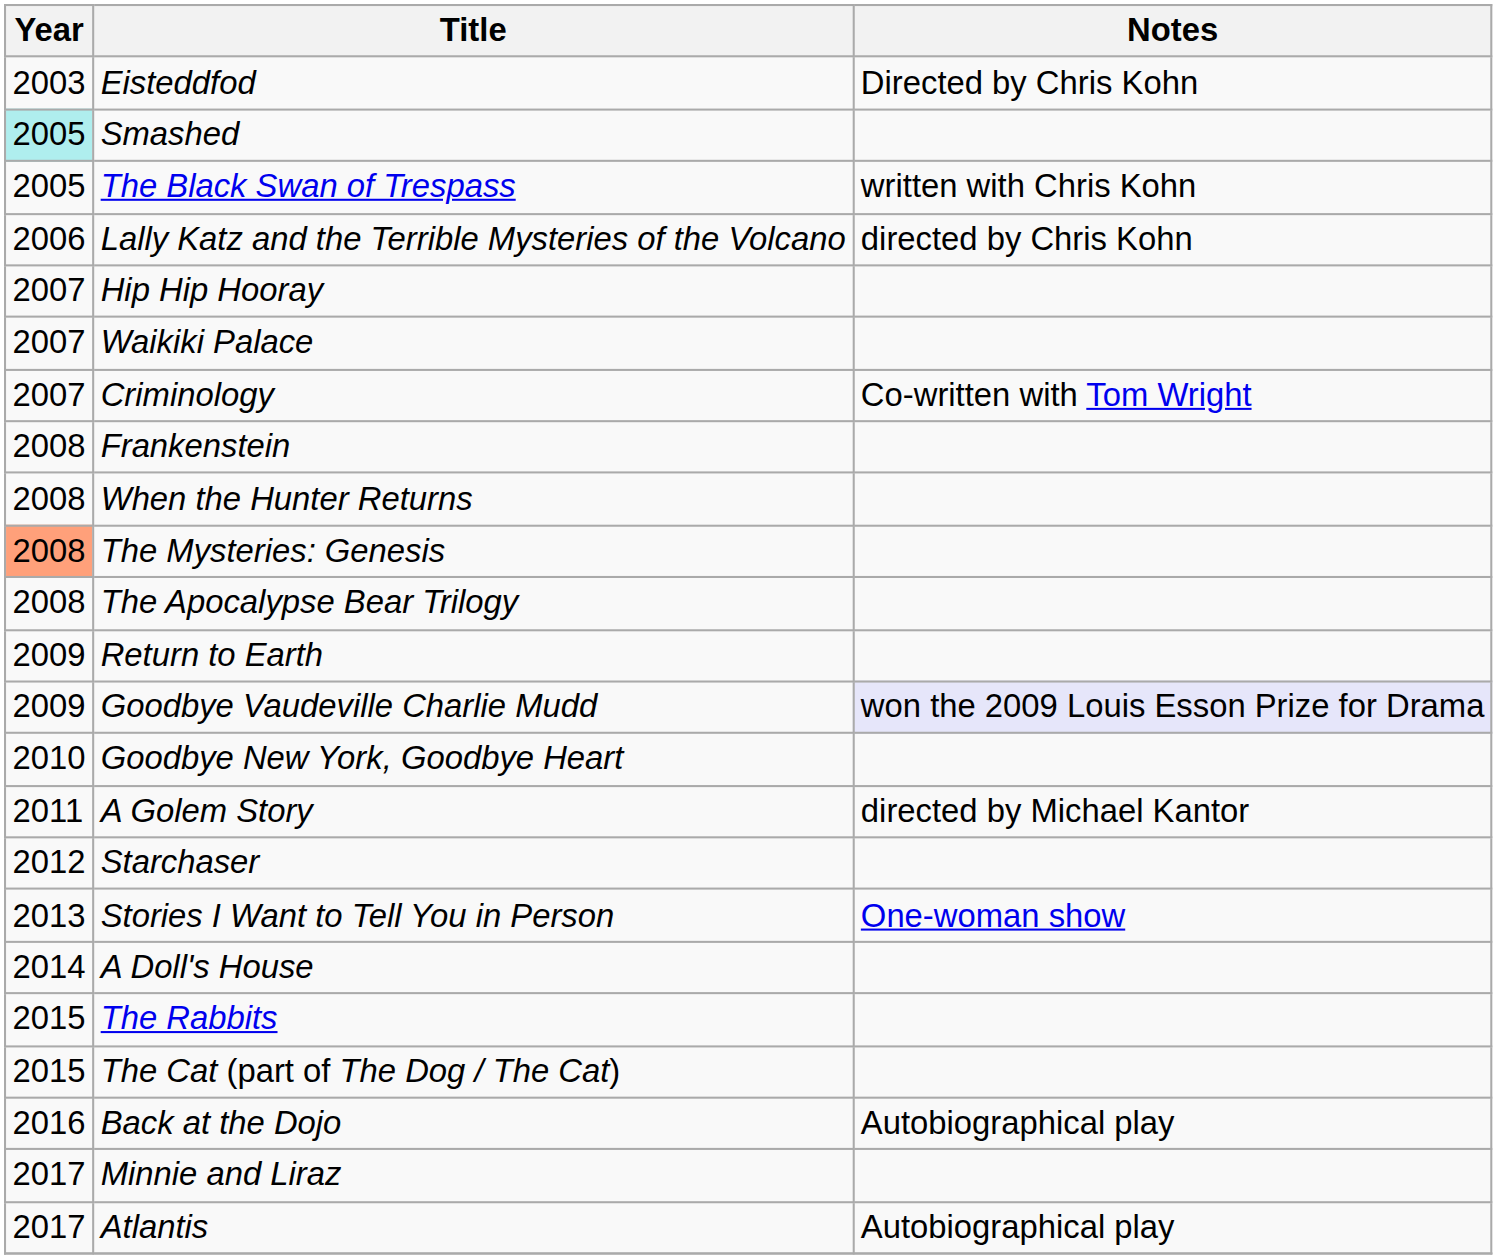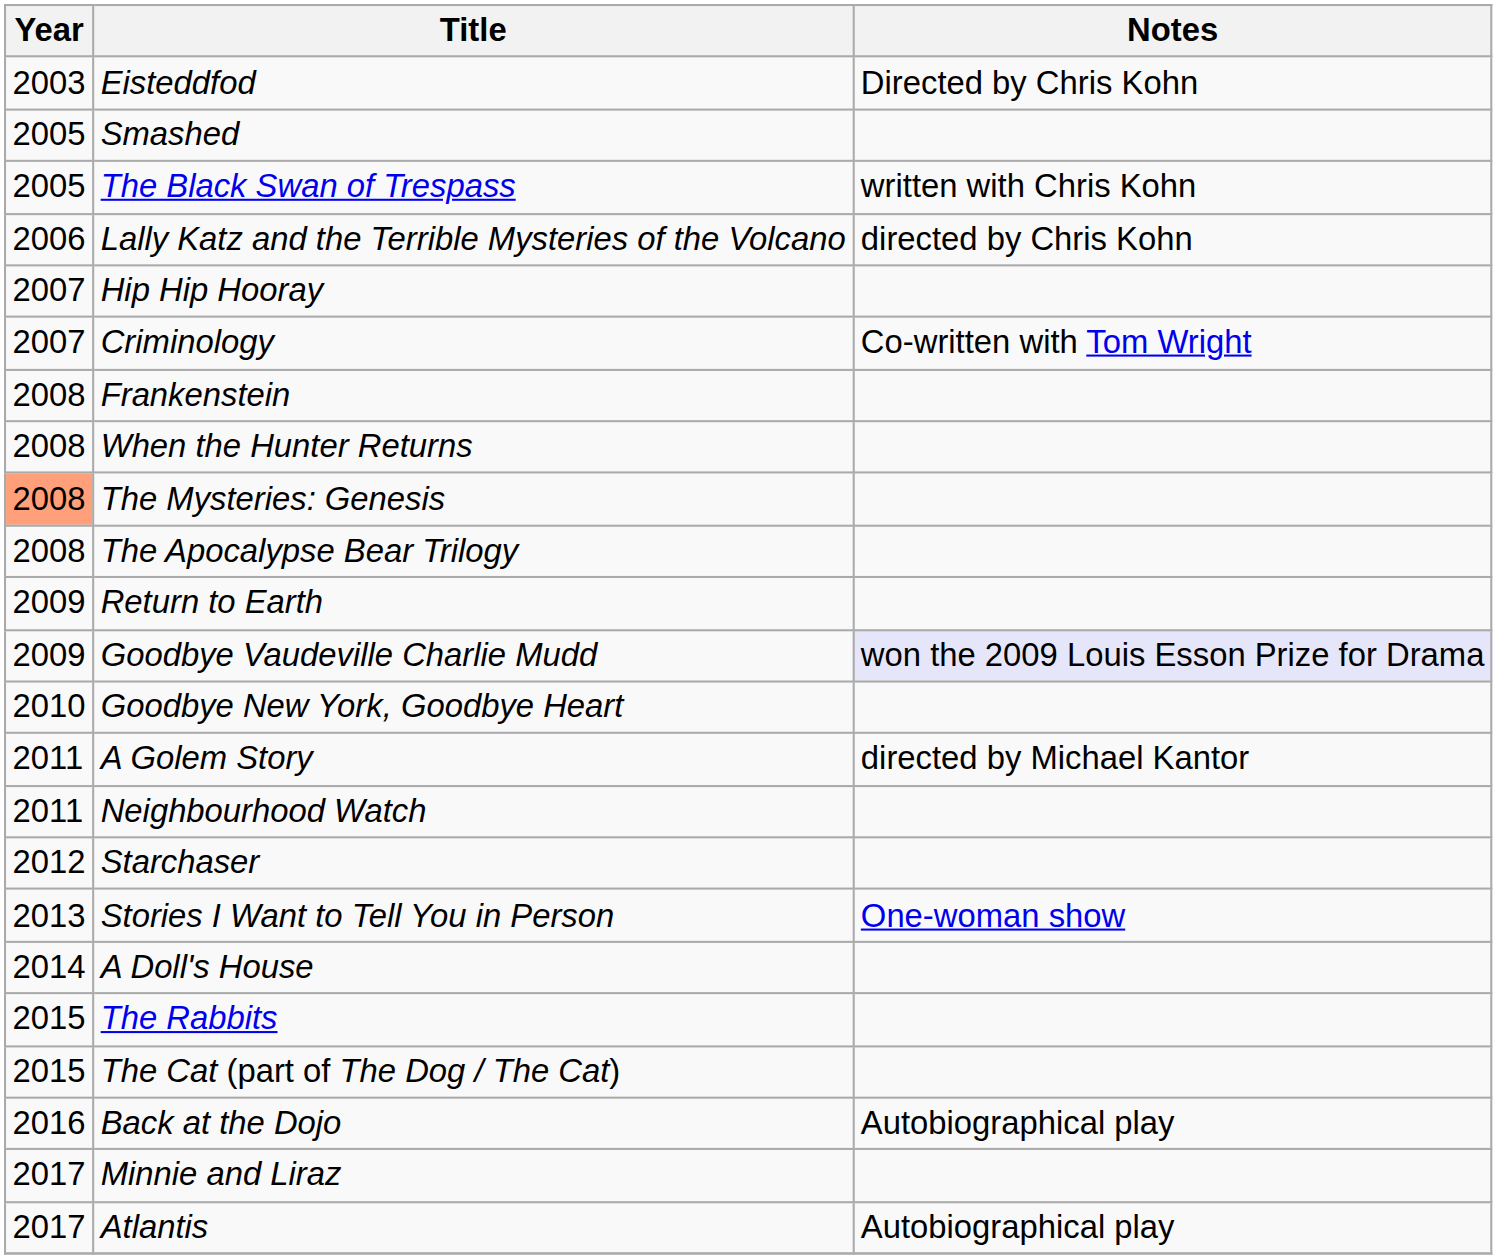(49, 134) paleturquoise background -> (49, 134) no background
- row: (207, 342)
+ row: (264, 810)
